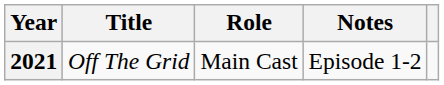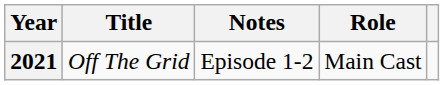columns swapped: (249, 23) <-> (365, 23)
